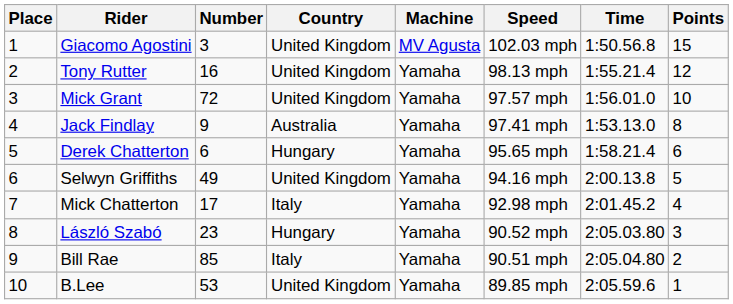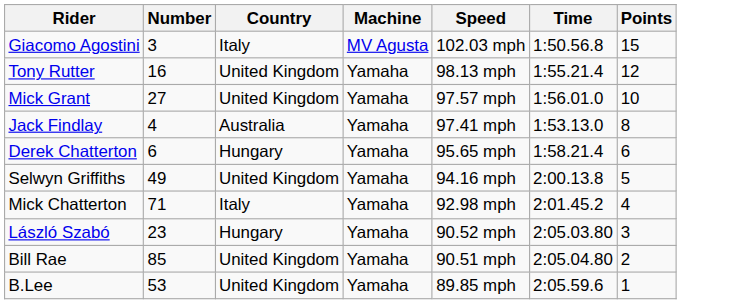- column: (31, 18)
(331, 45) United Kingdom -> (235, 45) Italy
(209, 98) 72 -> (157, 98) 27
(204, 125) 9 -> (152, 125) 4
(209, 205) 17 -> (157, 205) 71
(286, 258) Italy -> (279, 258) United Kingdom
